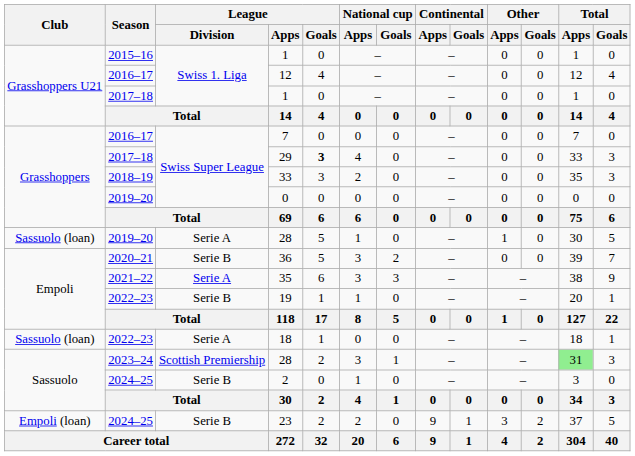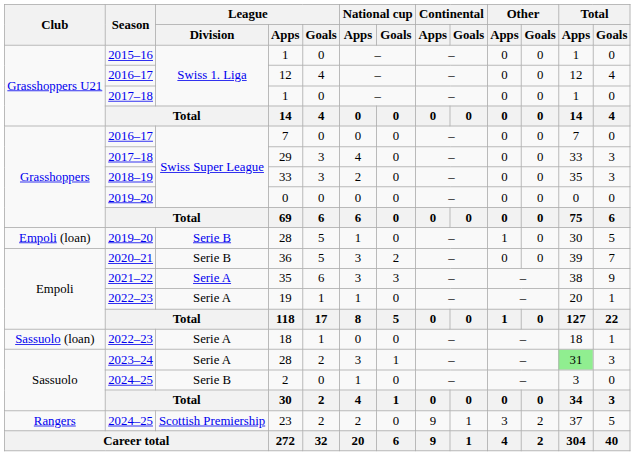(321, 156) bold -> (321, 156) normal
(55, 237) Sassuolo (loan) -> (55, 237) Empoli (loan)
(212, 237) Serie A -> (212, 237) Serie B
(212, 298) Serie B -> (212, 298) Serie A
(212, 359) Scottish Premiership -> (212, 359) Serie A
(55, 420) Empoli (loan) -> (55, 420) Rangers
(212, 420) Serie B -> (212, 420) Scottish Premiership
